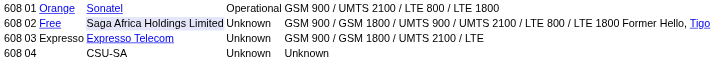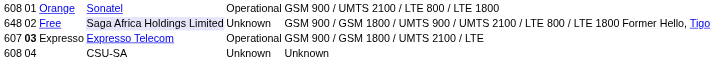(13, 23) 608 -> (13, 23) 648
(13, 38) 608 -> (13, 38) 607
(31, 38) normal -> (31, 38) bold
(249, 38) Unknown -> (254, 38) Operational
